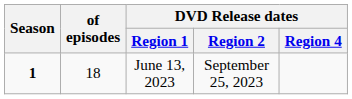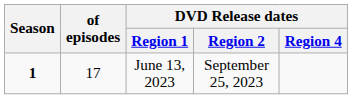(93, 73) 18 -> (93, 73) 17
